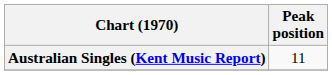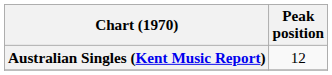(298, 57) 11 -> (298, 57) 12
